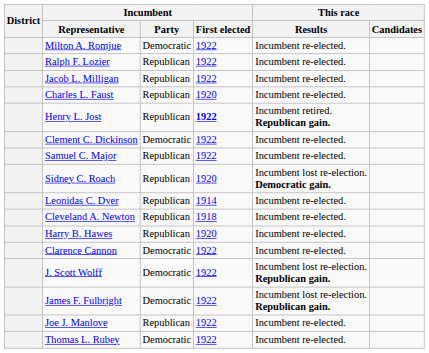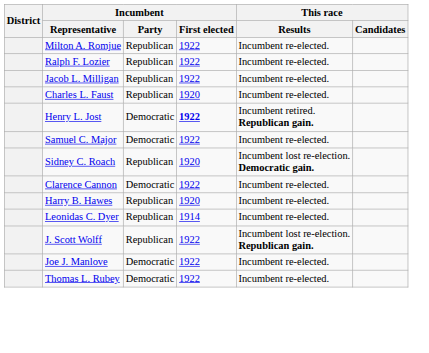(167, 45) Democratic -> (149, 45) Republican
(166, 117) Republican -> (150, 117) Democratic
- row: (91, 139)
(166, 156) Republican -> (150, 139) Democratic
rows swapped: (81, 250) <-> (82, 201)
- row: (90, 217)
(167, 272) Democratic -> (149, 239) Republican
- row: (83, 301)
(166, 323) Republican -> (150, 262) Democratic
